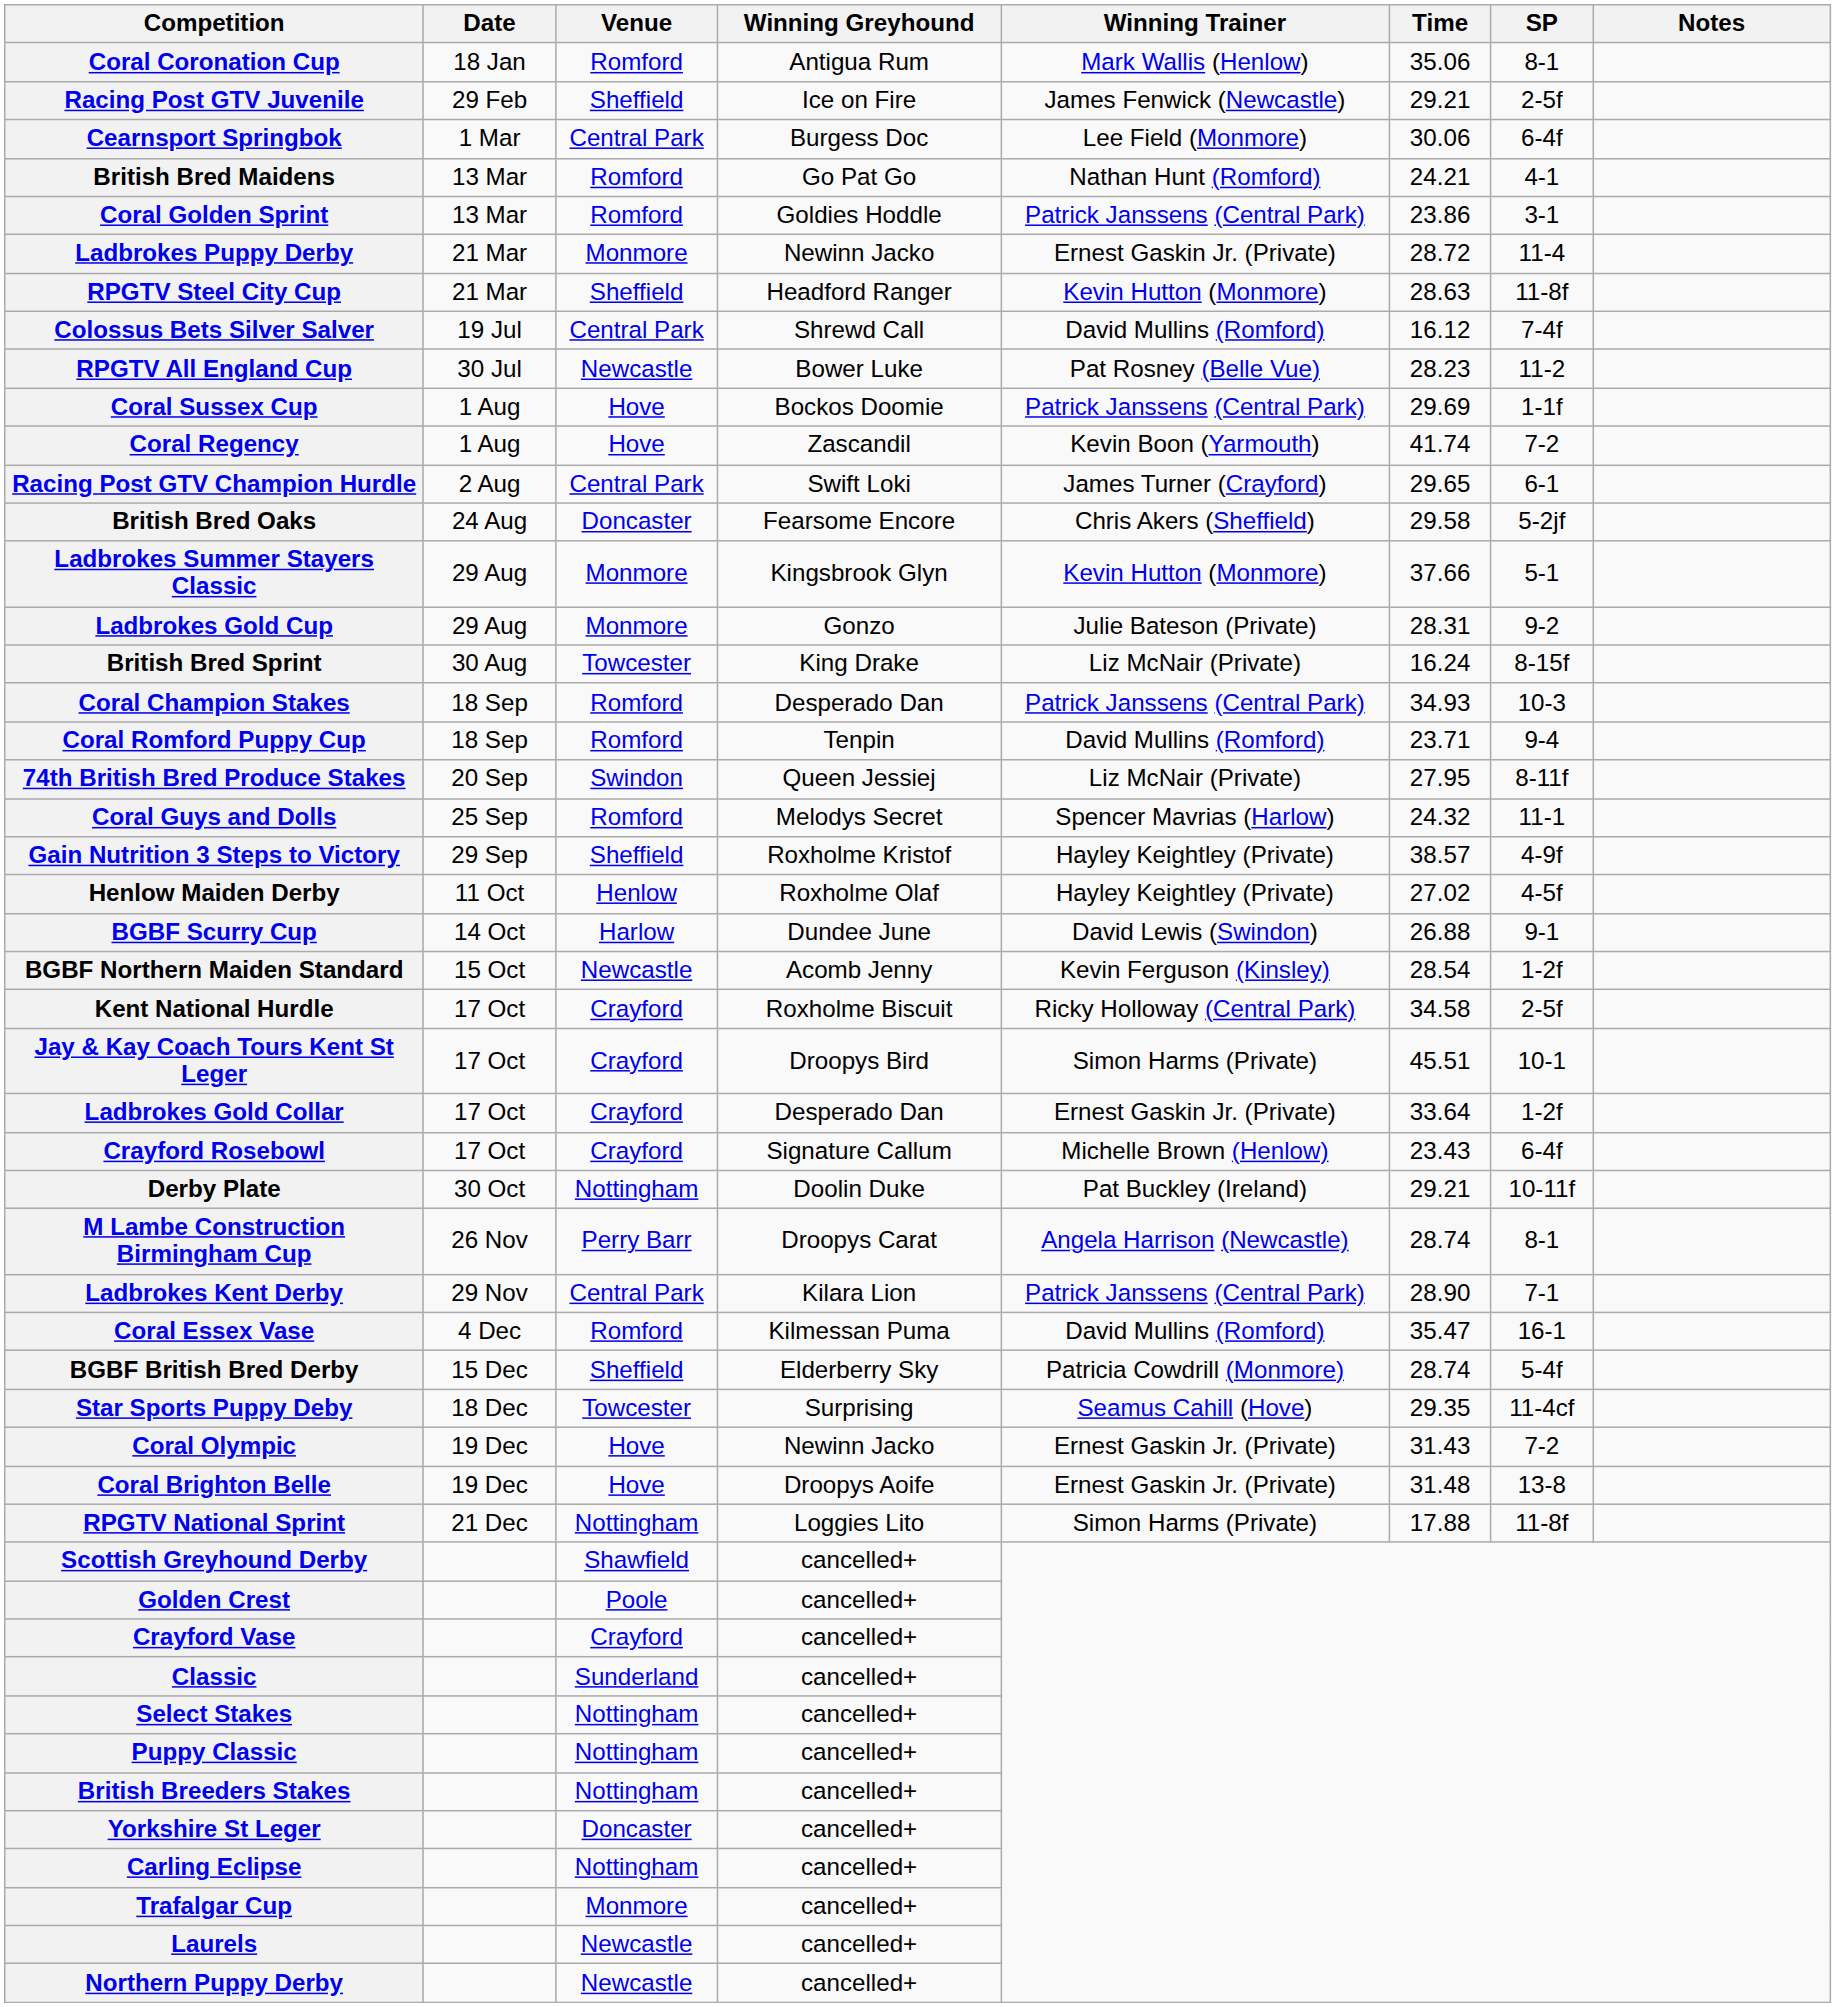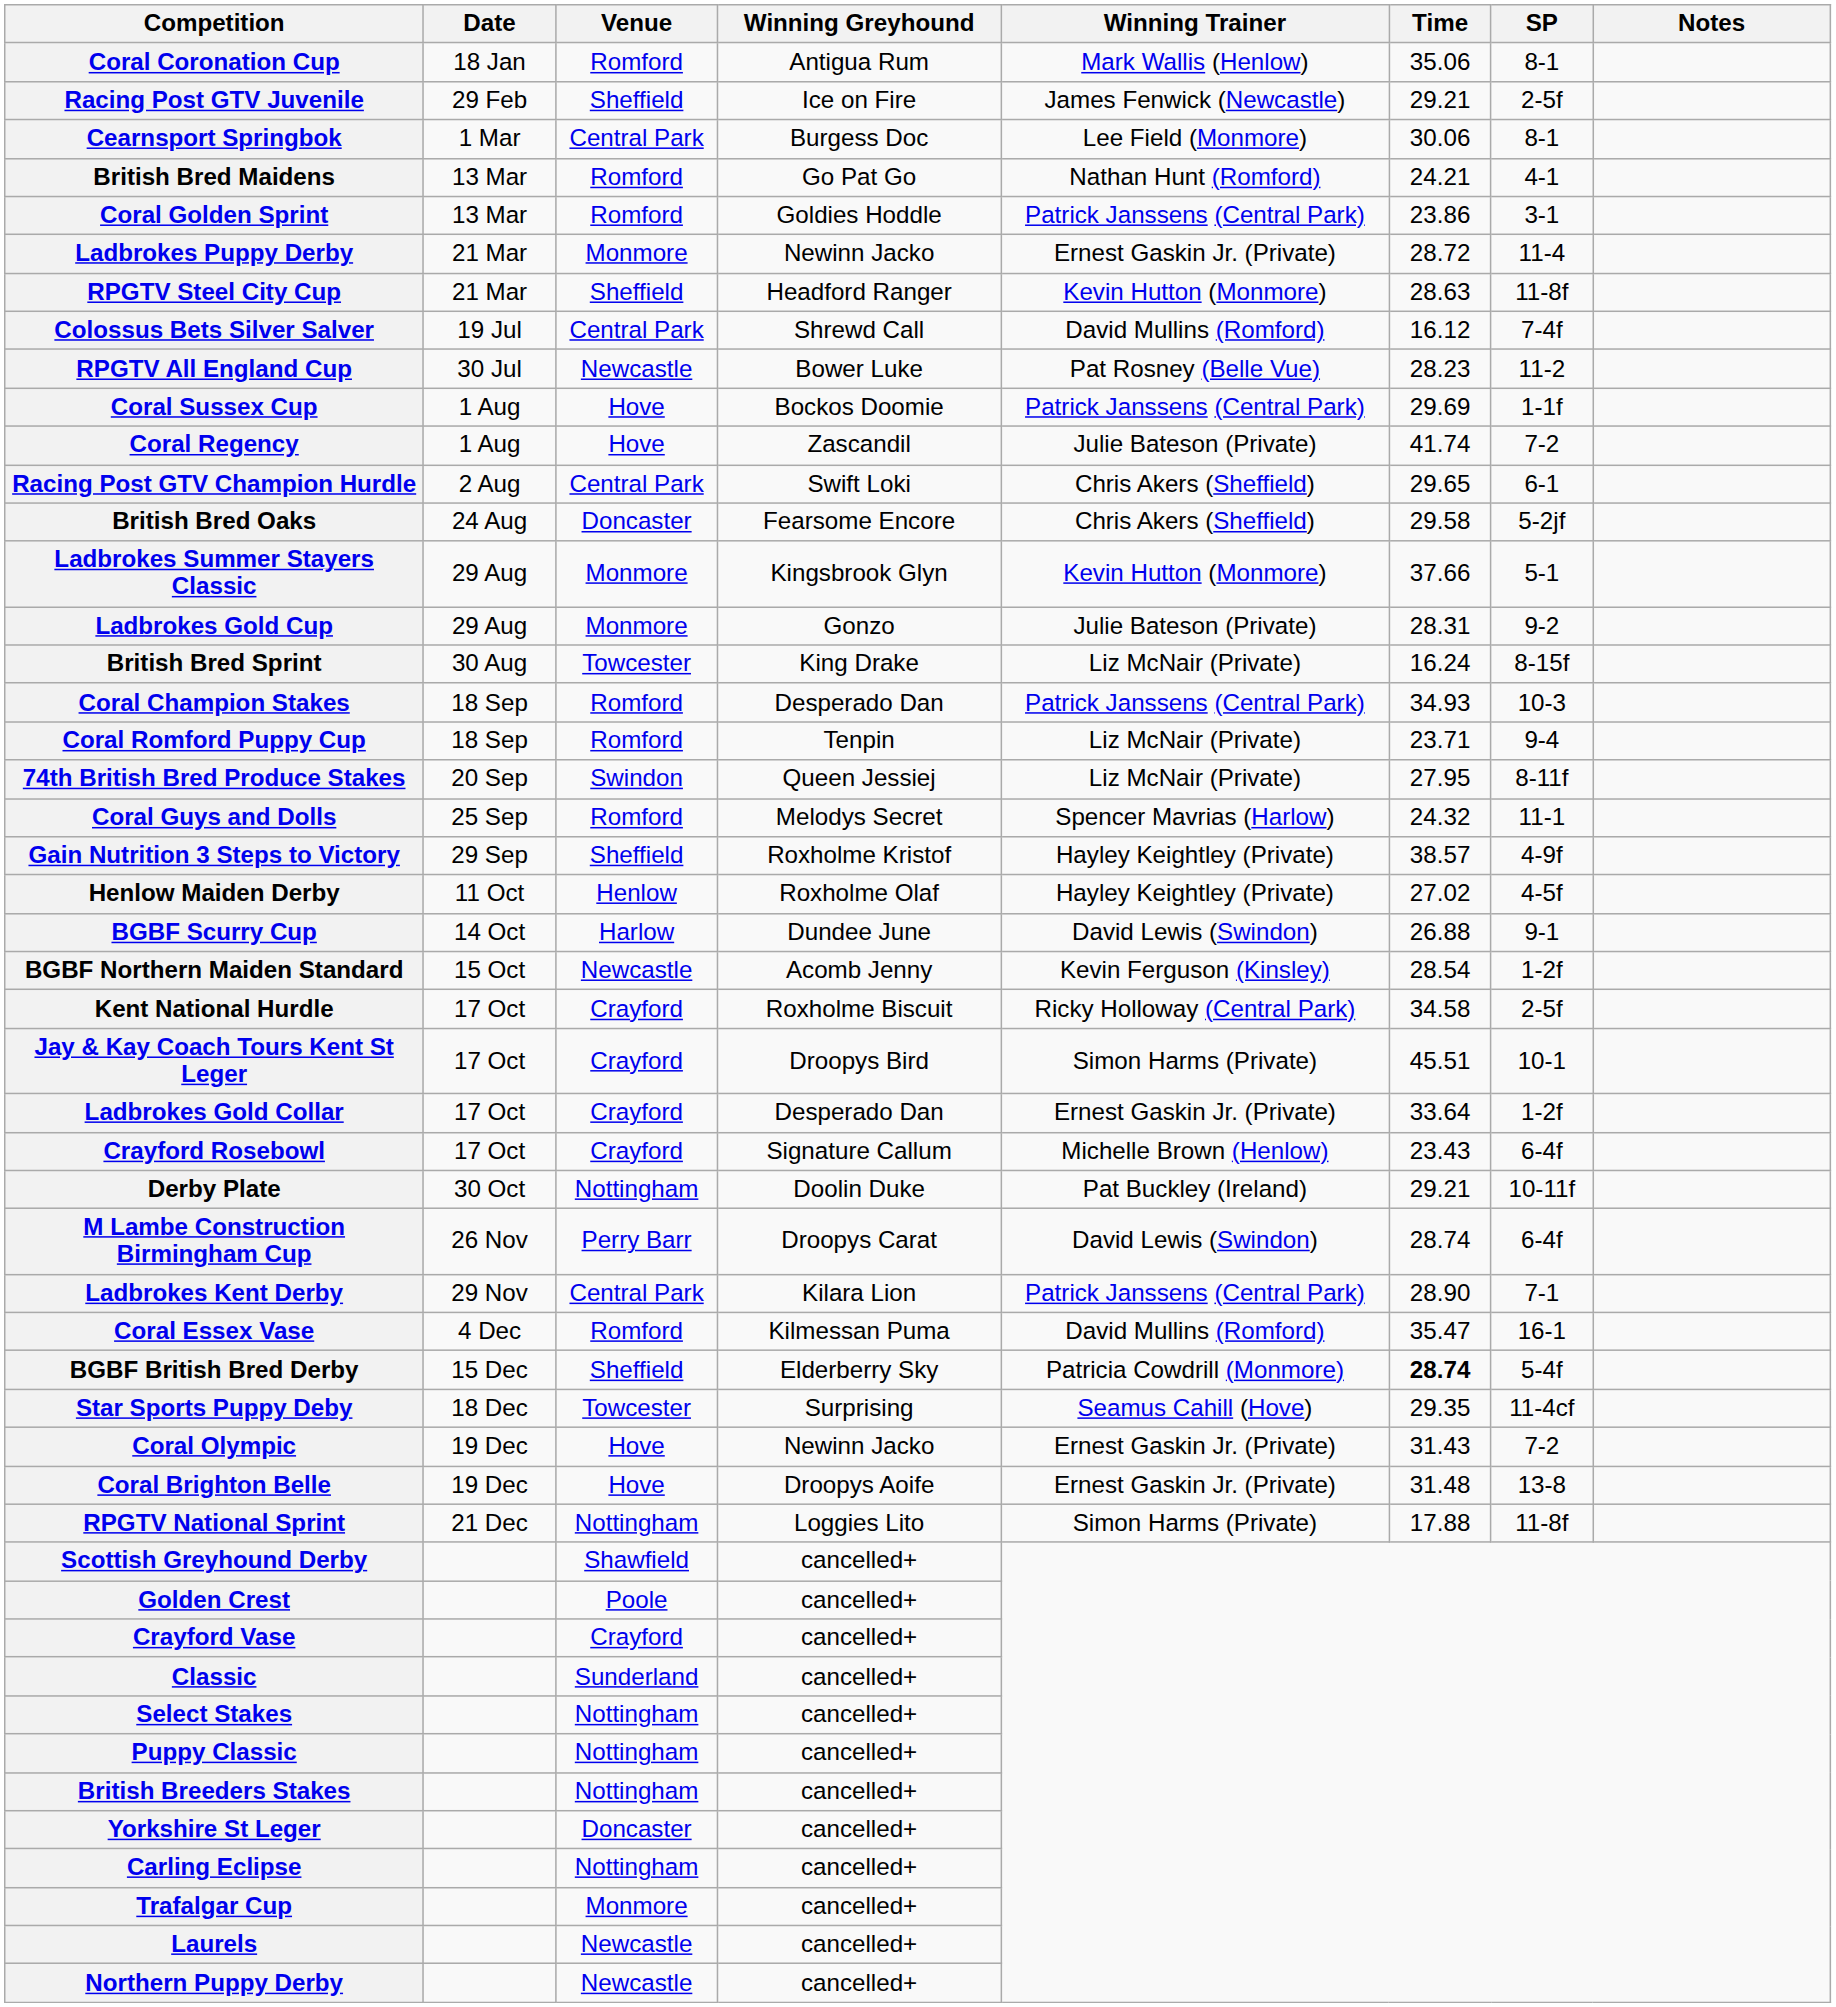(1542, 138) 6-4f -> (1542, 138) 8-1
(1195, 445) Kevin Boon (Yarmouth) -> (1195, 445) Julie Bateson (Private)
(1195, 483) James Turner (Crayford) -> (1195, 483) Chris Akers (Sheffield)
(1195, 740) David Mullins (Romford) -> (1195, 740) Liz McNair (Private)
(1195, 1241) Angela Harrison (Newcastle) -> (1195, 1241) David Lewis (Swindon)
(1542, 1241) 8-1 -> (1542, 1241) 6-4f
(1440, 1369) normal -> (1440, 1369) bold
